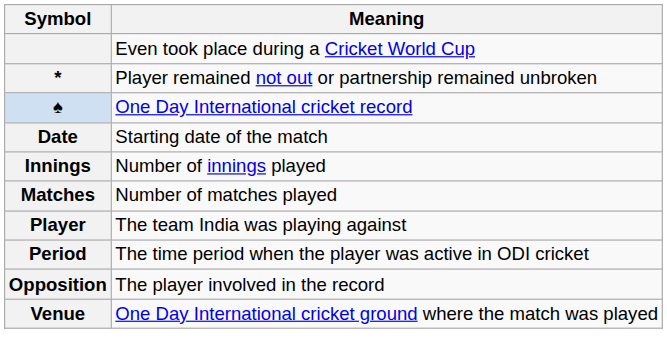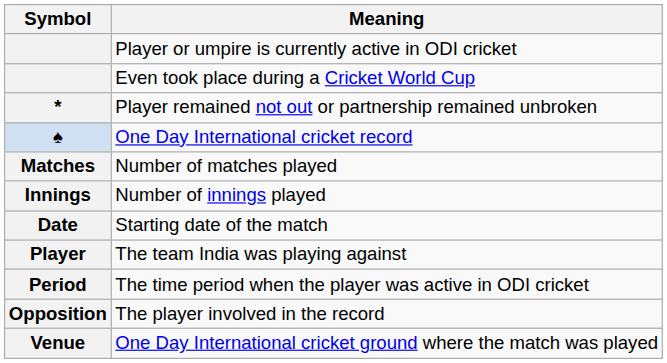+ row: (316, 48)
rows swapped: (222, 136) <-> (226, 195)
